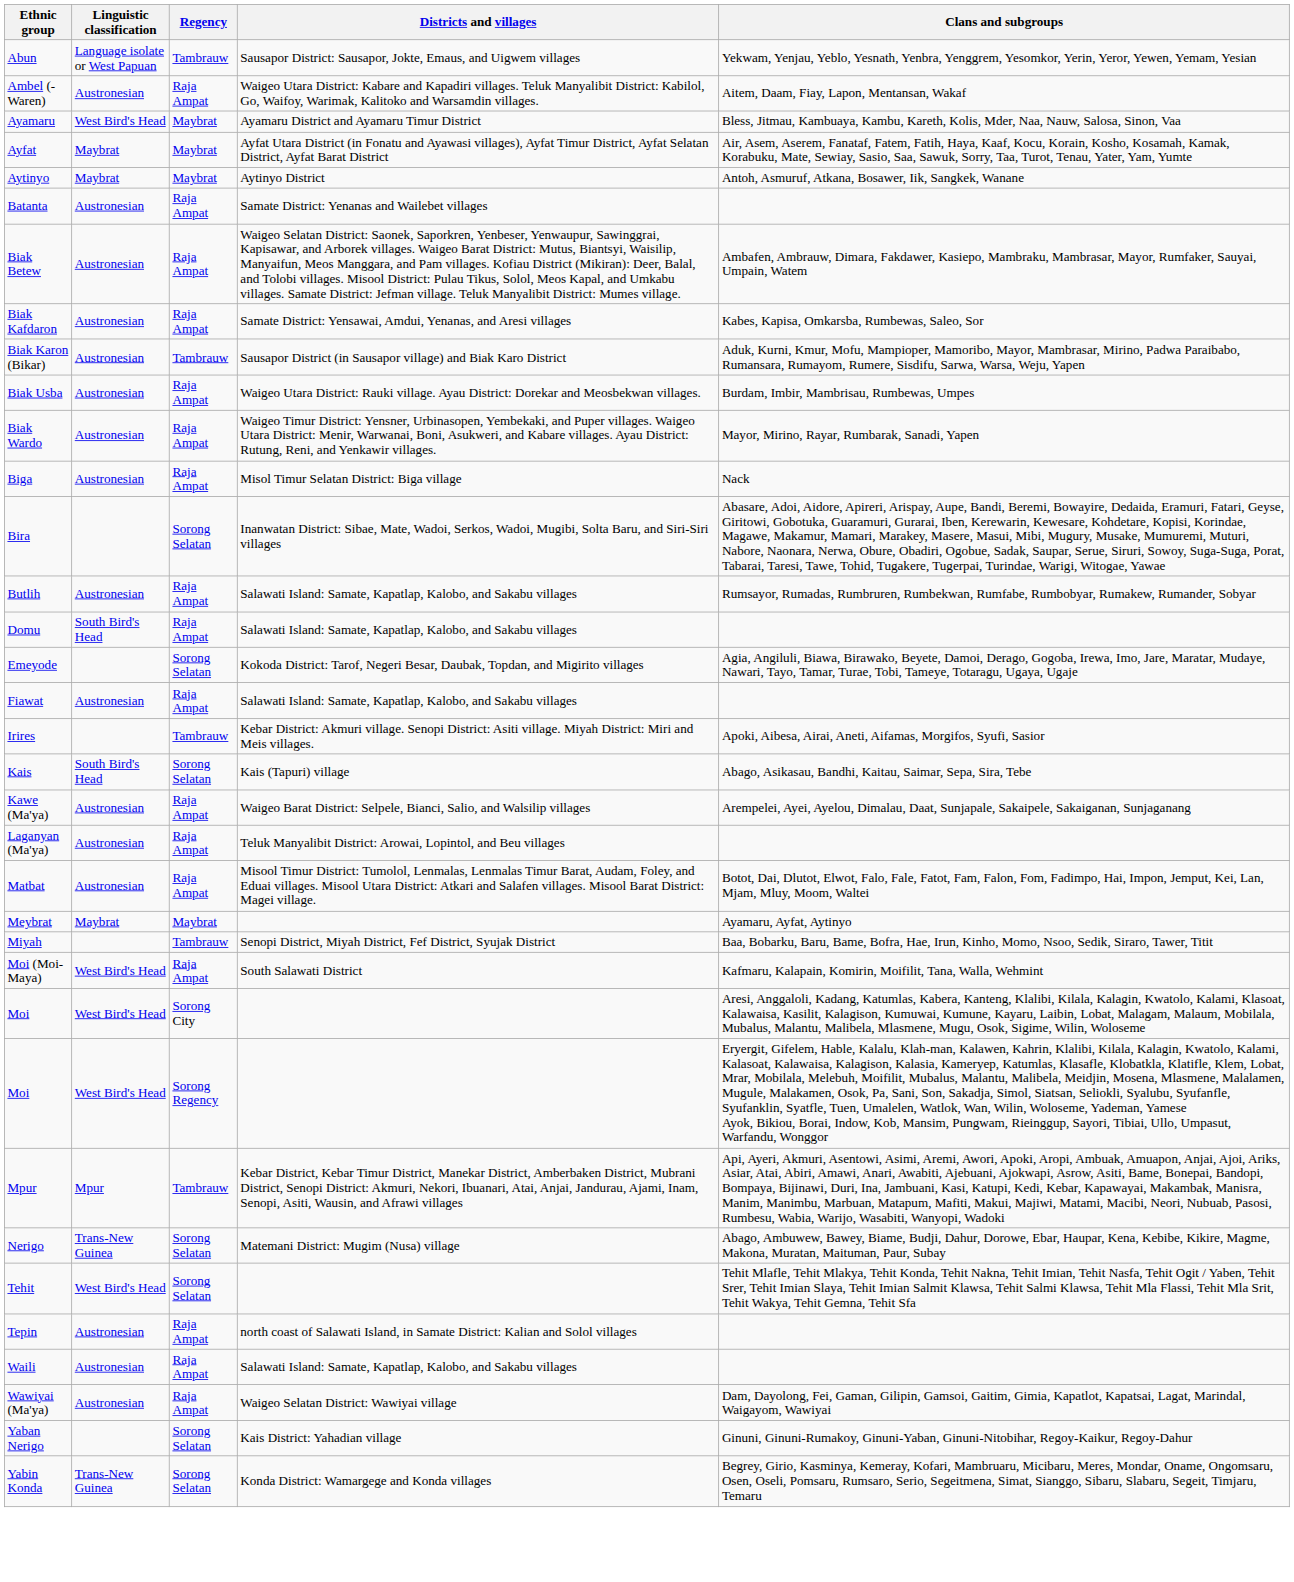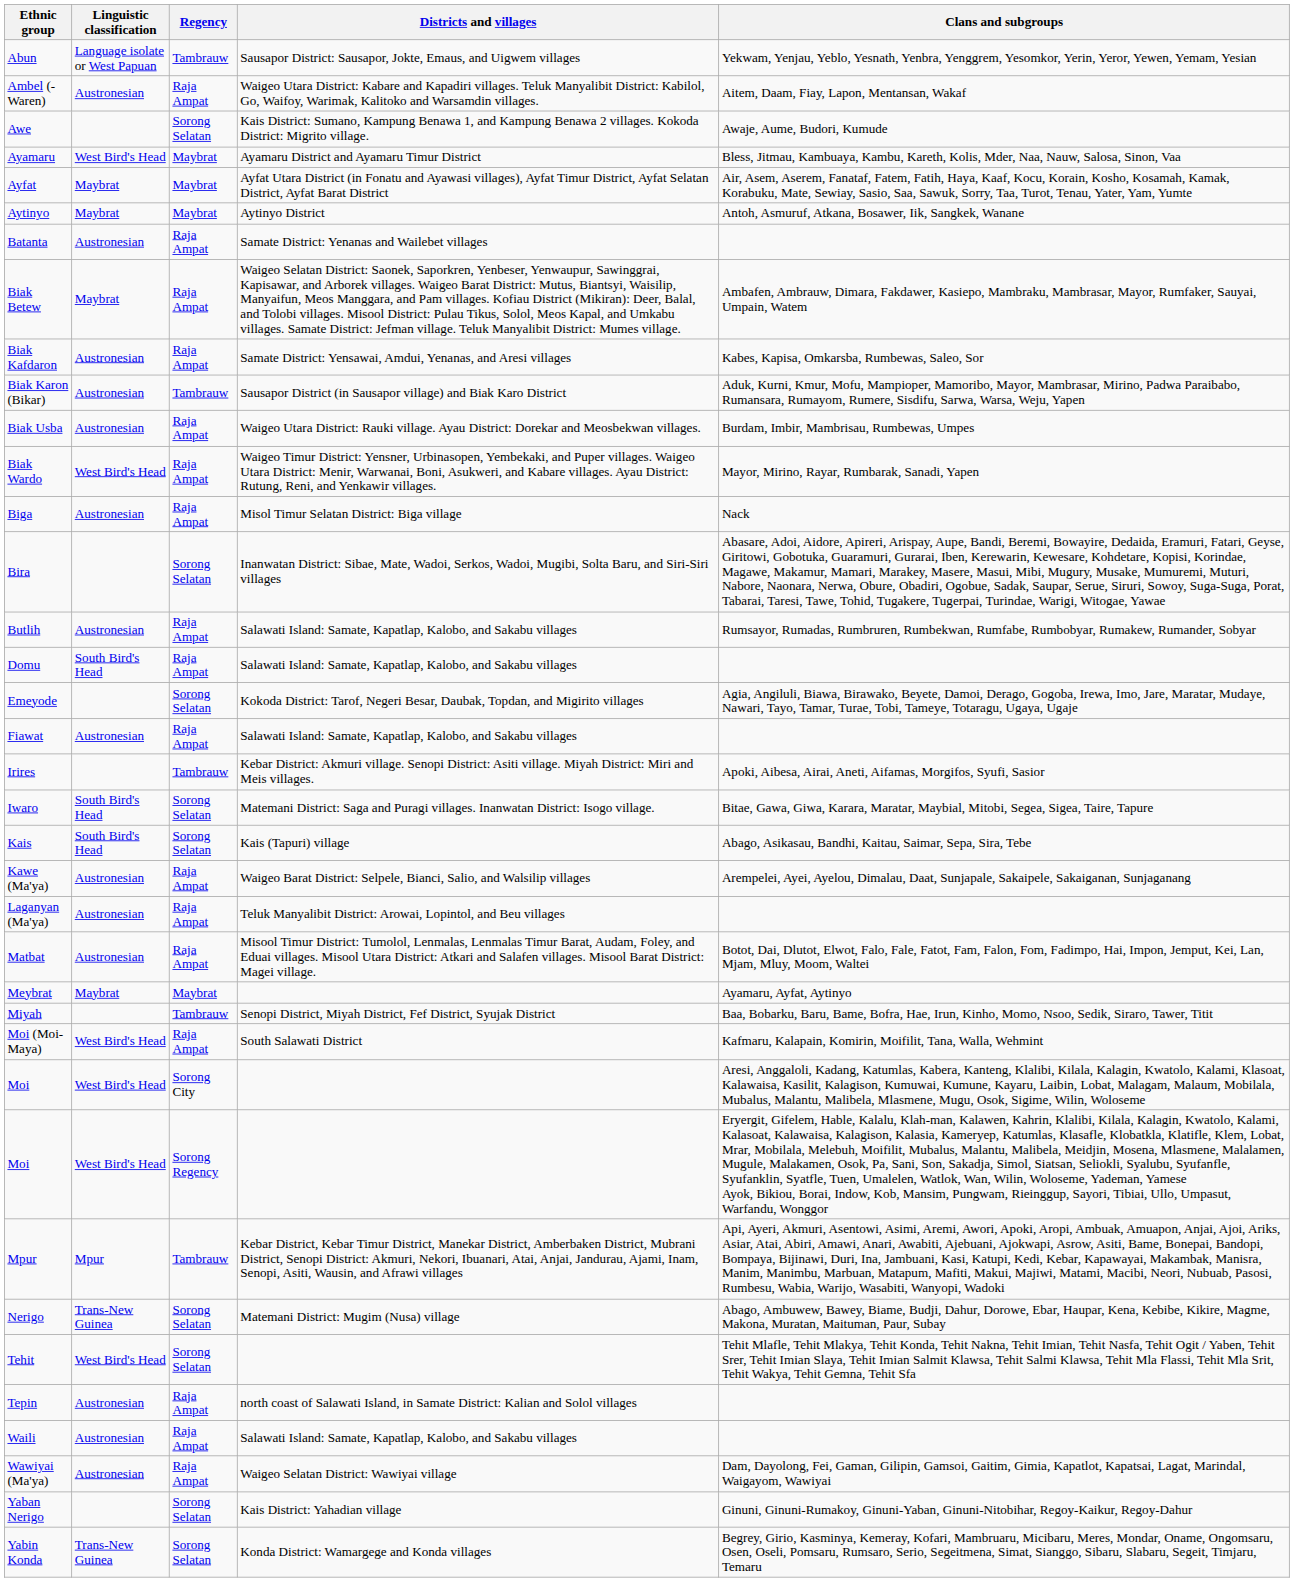+ row: (19, 128)
(109, 263) Austronesian -> (97, 299) Maybrat
(109, 435) Austronesian -> (120, 471) West Bird's Head
+ row: (23, 807)
